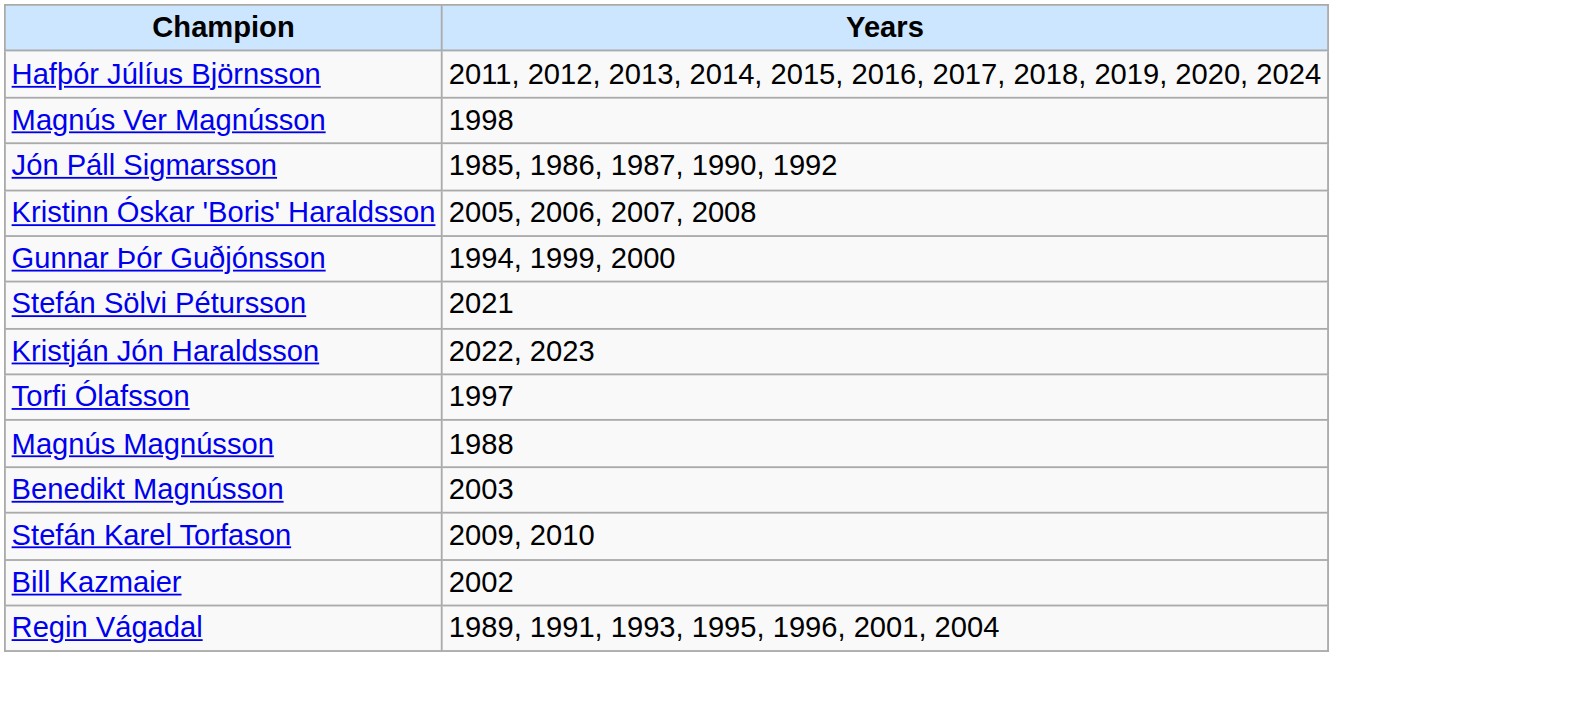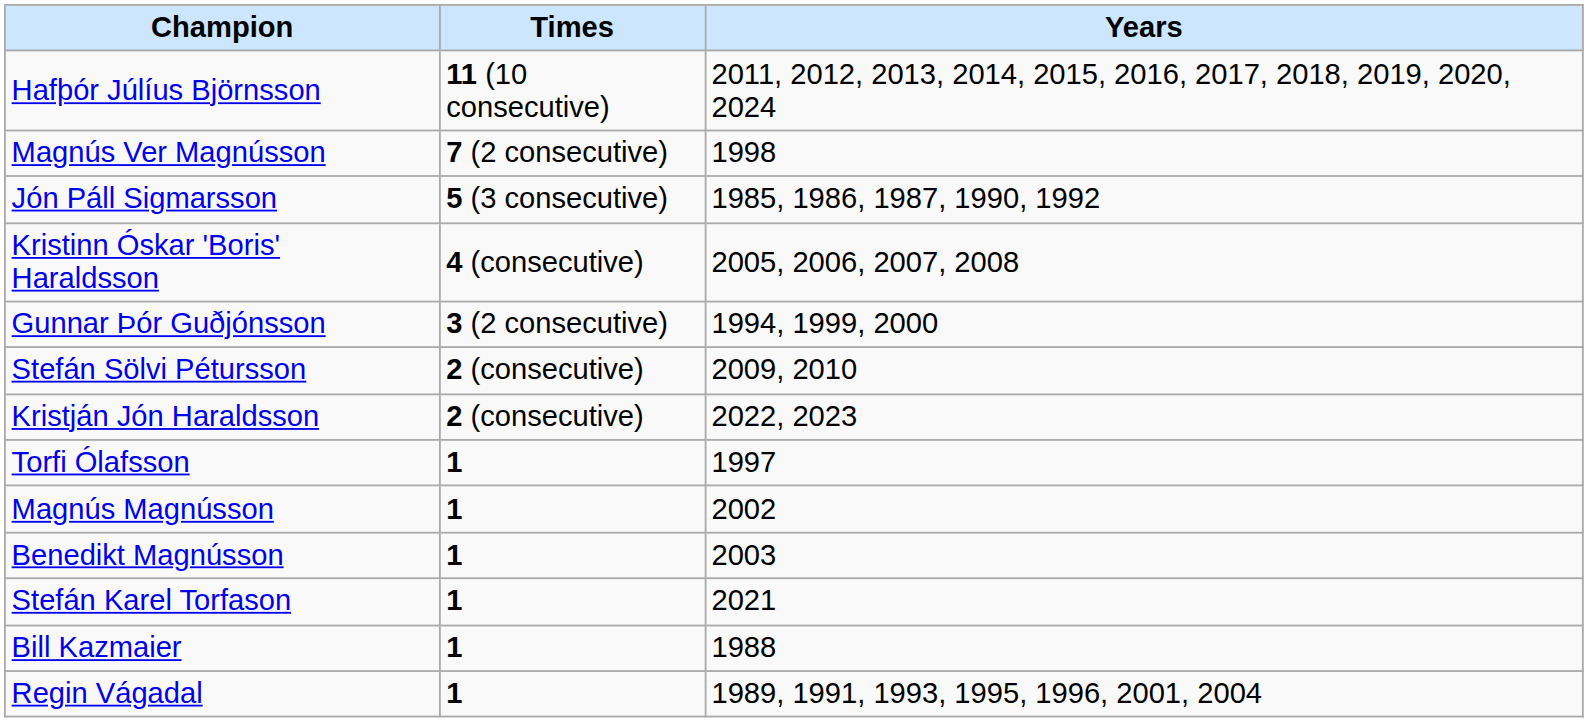+ column: (572, 27)
(481, 304) 2021 -> (784, 370) 2009, 2010
(481, 443) 1988 -> (744, 508) 2002
(522, 535) 2009, 2010 -> (744, 601) 2021
(481, 581) 2002 -> (744, 647) 1988
